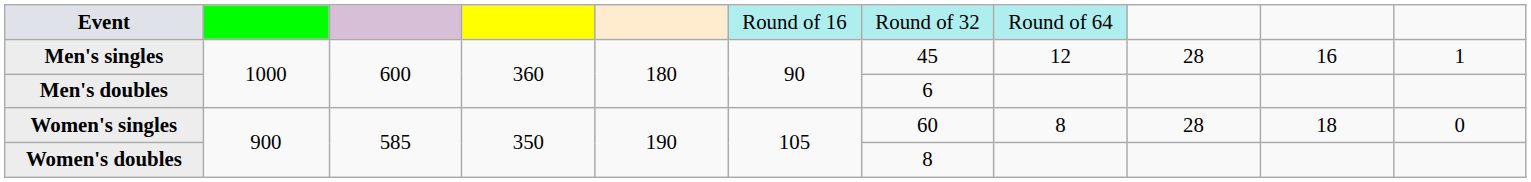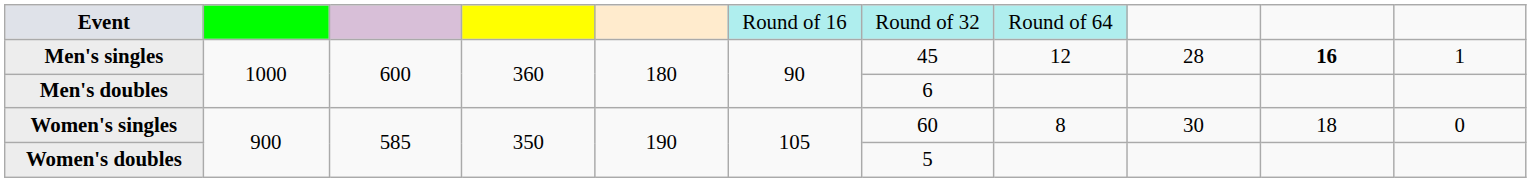(1327, 56) normal -> (1327, 56) bold
(1194, 125) 28 -> (1194, 125) 30
(927, 159) 8 -> (927, 159) 5
